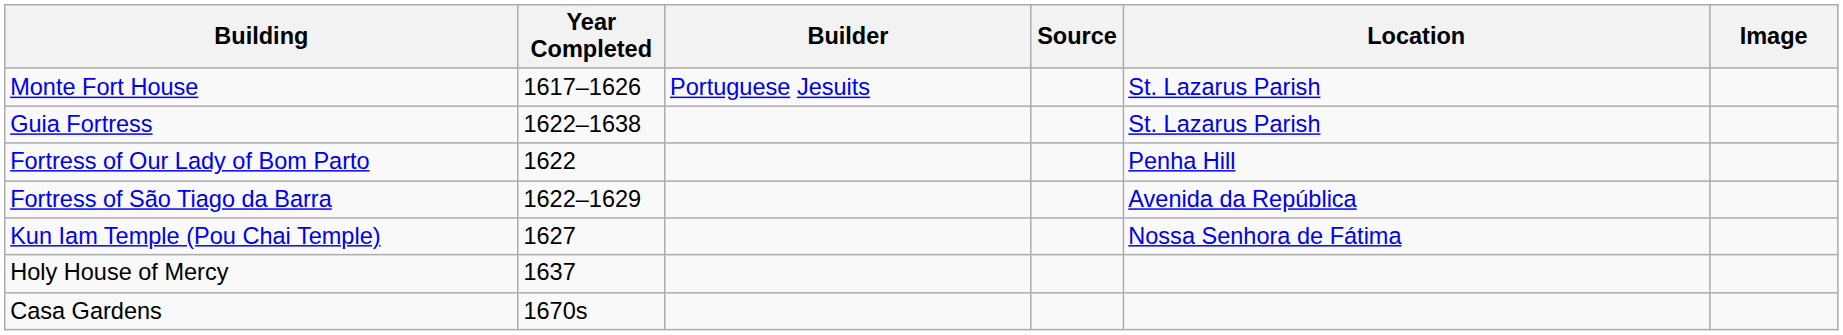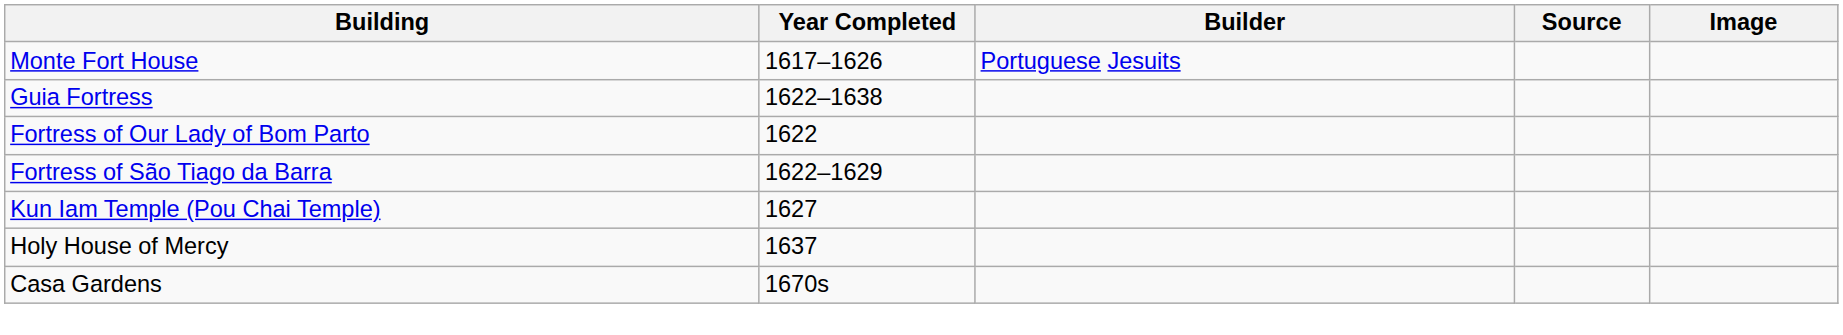- column: (1416, 36)
